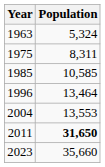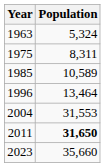(80, 73) 10,585 -> (80, 73) 10,589
(80, 113) 13,553 -> (80, 113) 31,553
